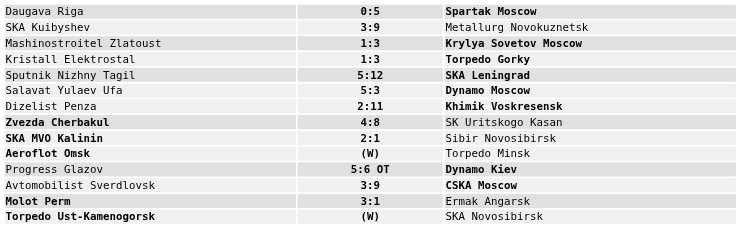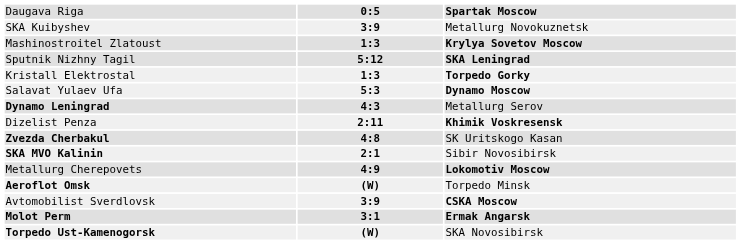rows swapped: (70, 59) <-> (70, 75)
+ row: (57, 106)
+ row: (74, 169)
- row: (54, 169)
(488, 201) normal -> (488, 217) bold
